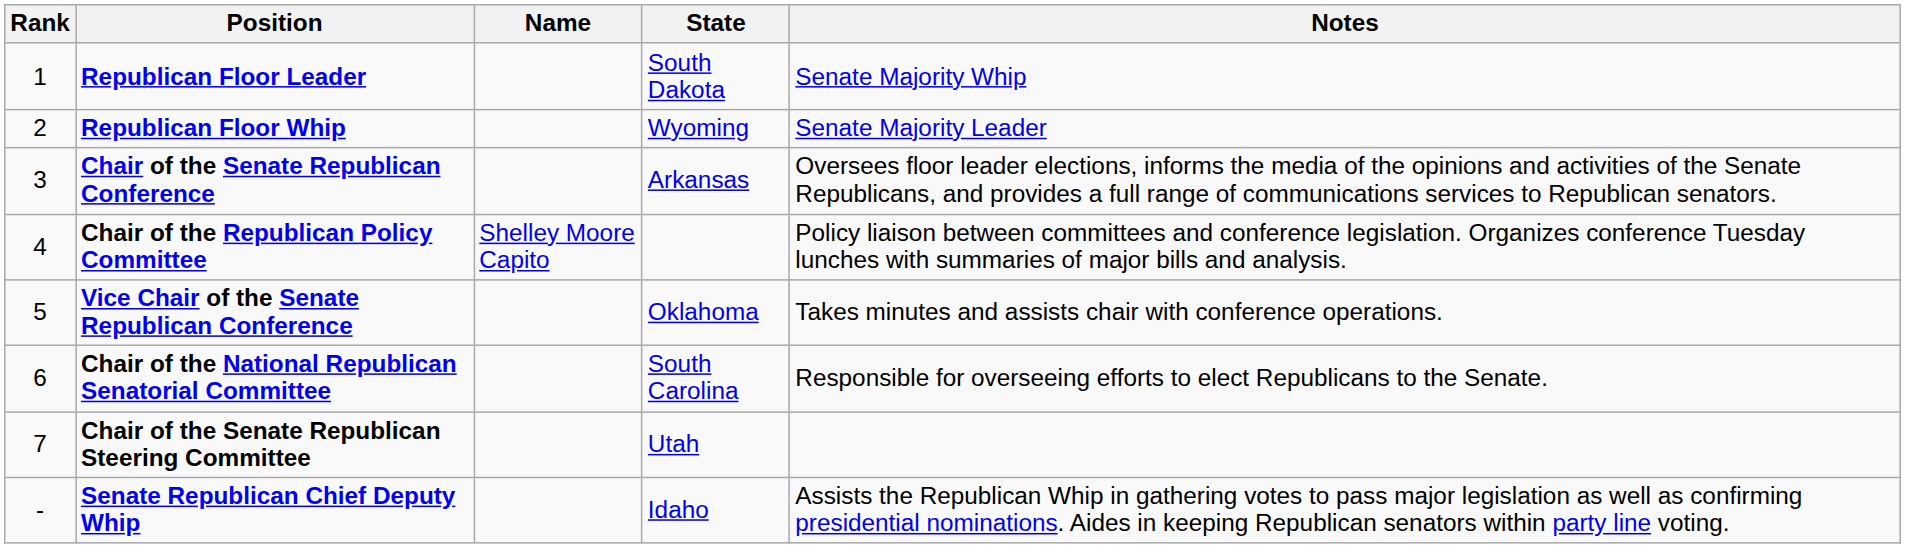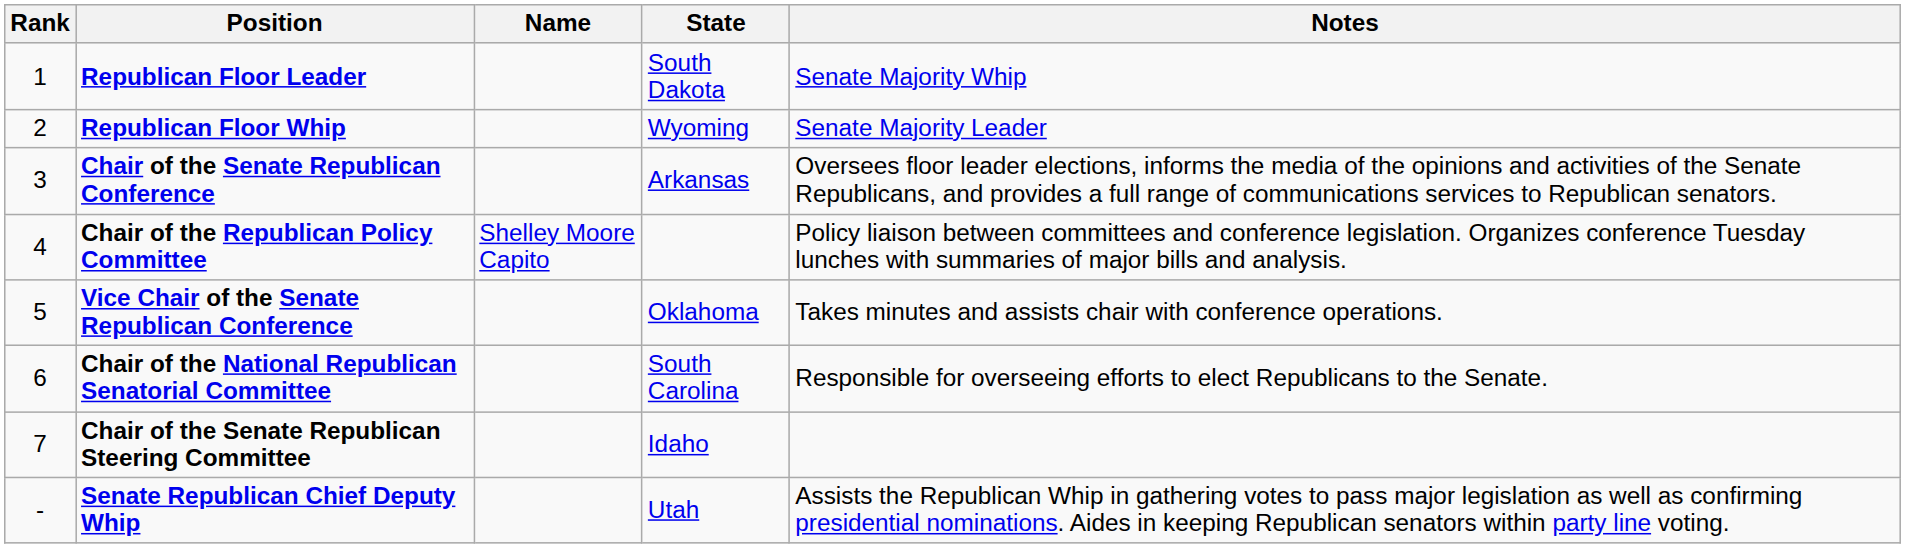(674, 444) Utah -> (678, 444) Idaho
(678, 510) Idaho -> (674, 510) Utah
